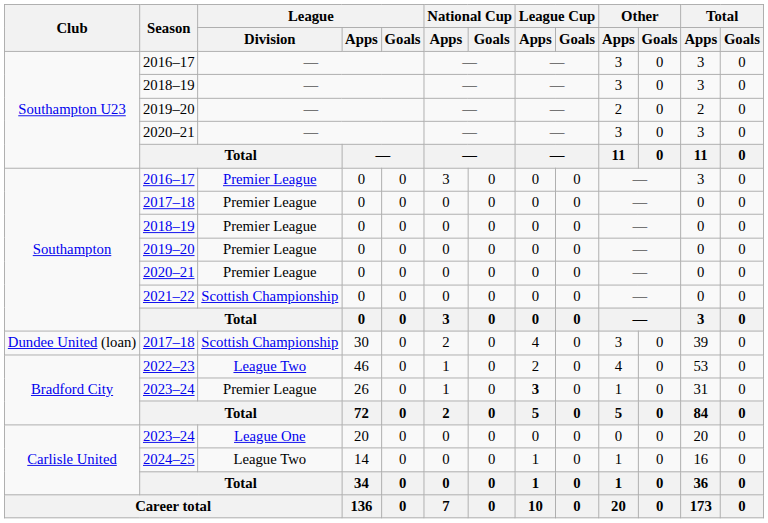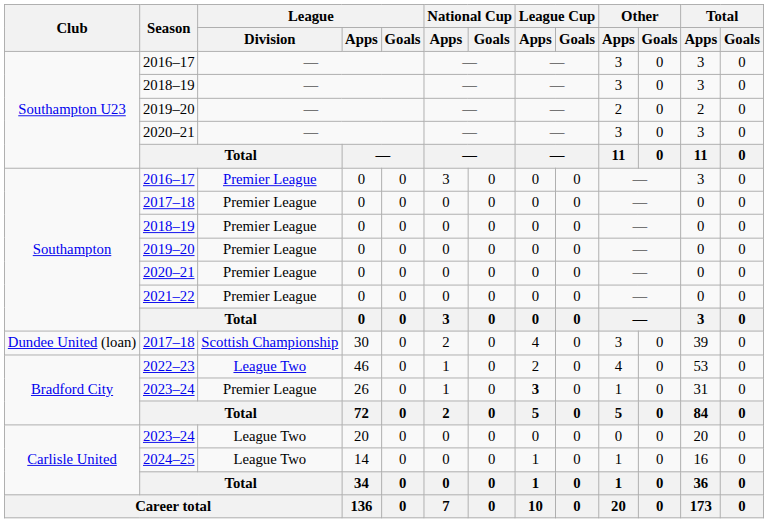(270, 296) Scottish Championship -> (270, 296) Premier League
(270, 436) League One -> (270, 436) League Two
